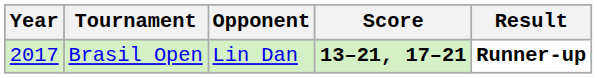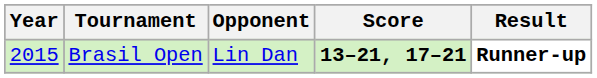(34, 56) 2017 -> (34, 56) 2015
